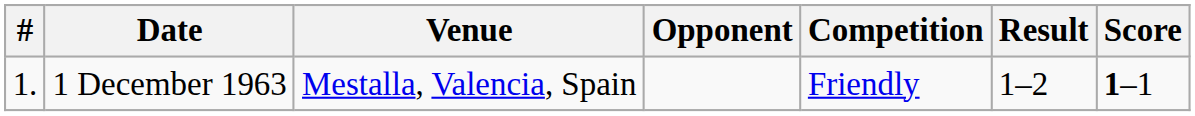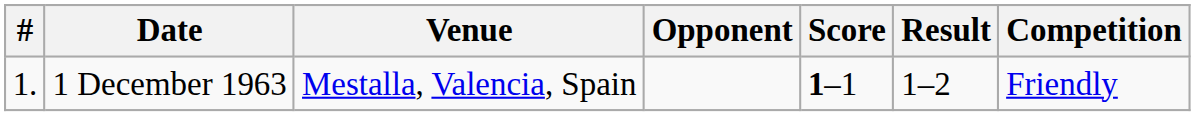columns swapped: (1143, 30) <-> (896, 30)
